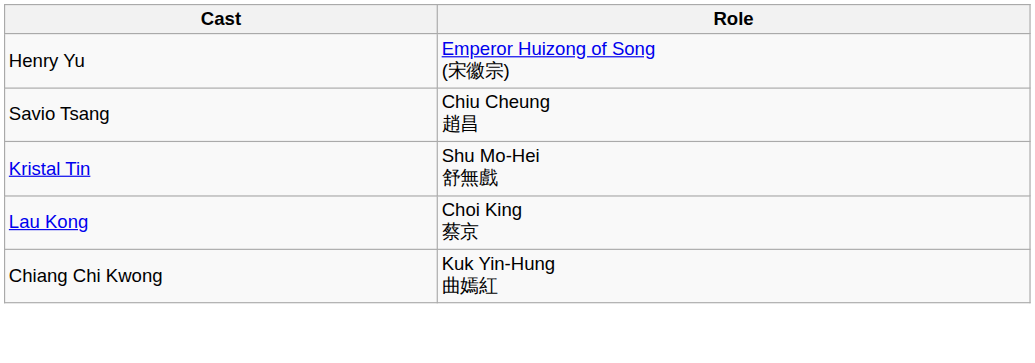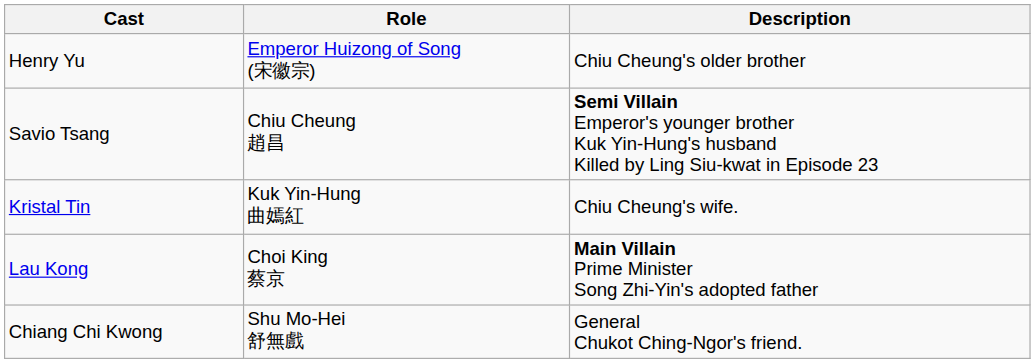+ column: (800, 19)
(491, 167) Shu Mo-Hei 舒無戲 -> (304, 205) Kuk Yin-Hung 曲嫣紅
(498, 274) Kuk Yin-Hung 曲嫣紅 -> (296, 330) Shu Mo-Hei 舒無戲
